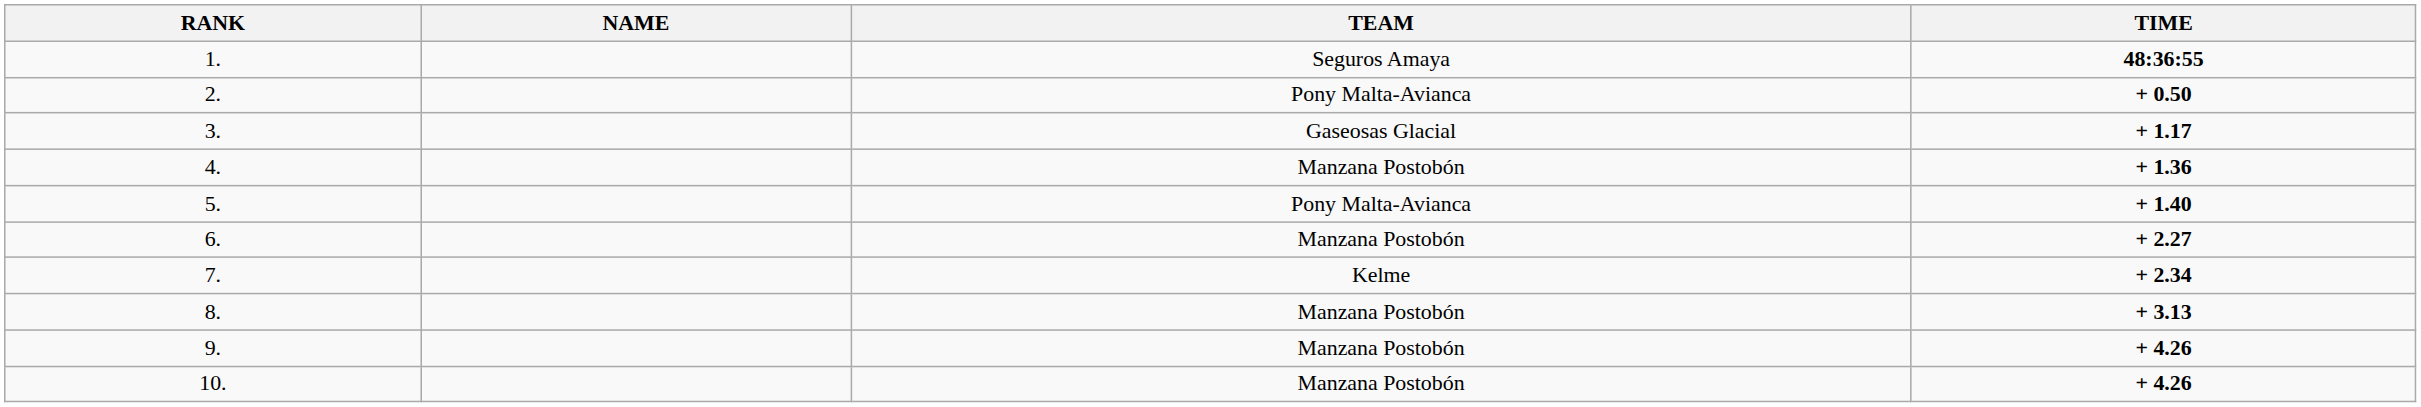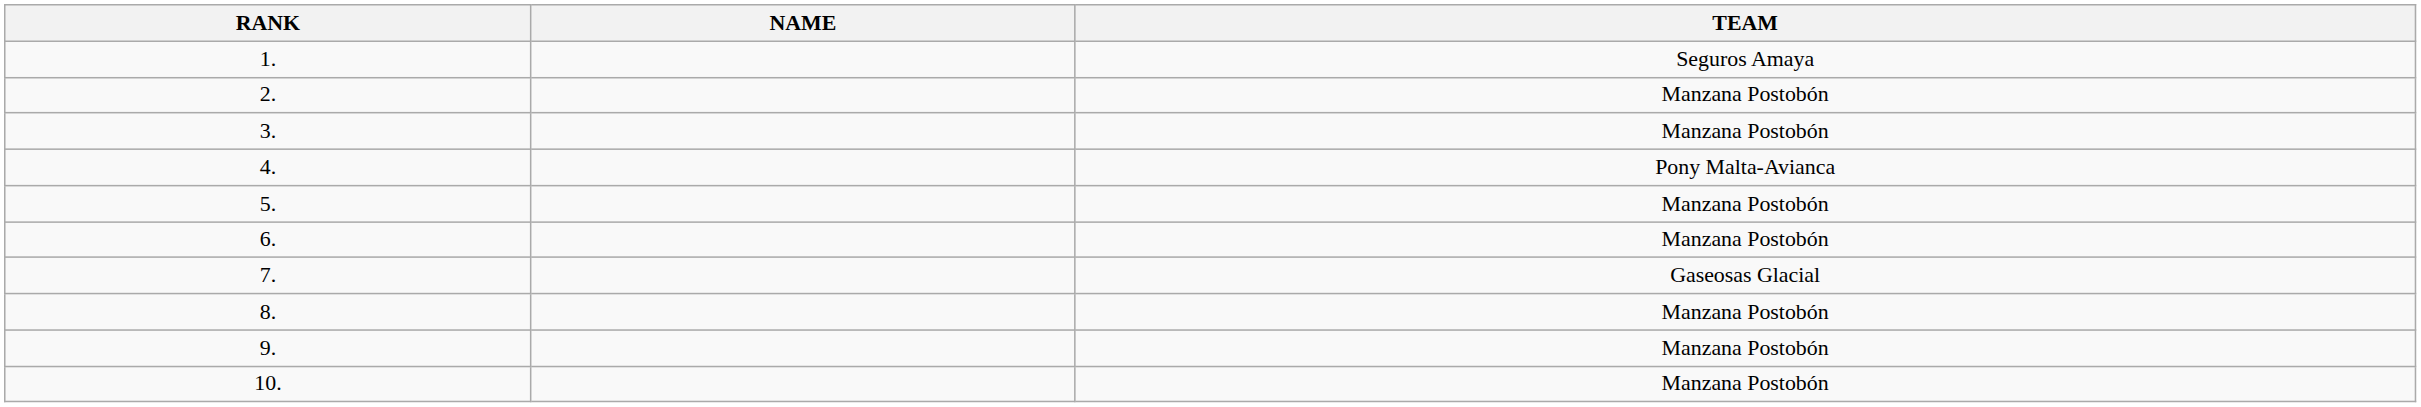- column: (2164, 22)
(1381, 95) Pony Malta-Avianca -> (1745, 95) Manzana Postobón
(1381, 131) Gaseosas Glacial -> (1745, 131) Manzana Postobón
(1381, 167) Manzana Postobón -> (1745, 167) Pony Malta-Avianca
(1381, 203) Pony Malta-Avianca -> (1745, 203) Manzana Postobón
(1381, 275) Kelme -> (1745, 275) Gaseosas Glacial
